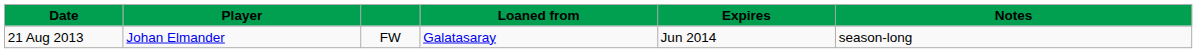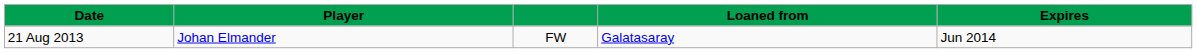- column: (1014, 16)
